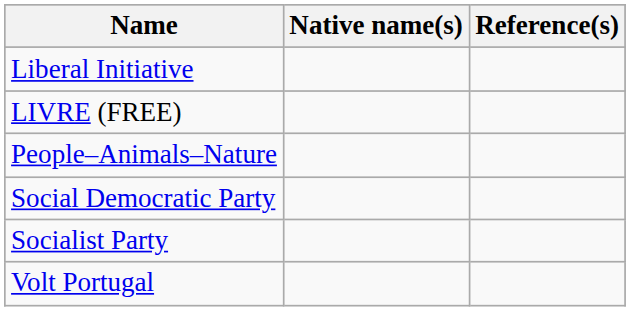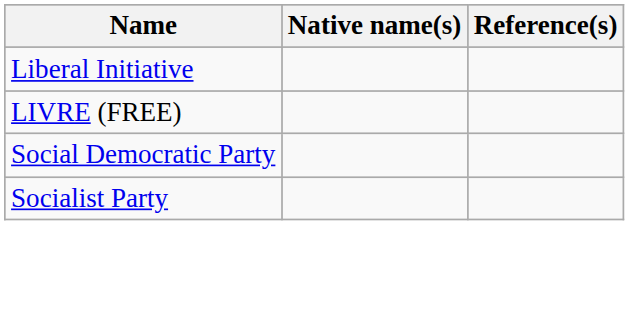- row: (144, 154)
- row: (83, 283)
